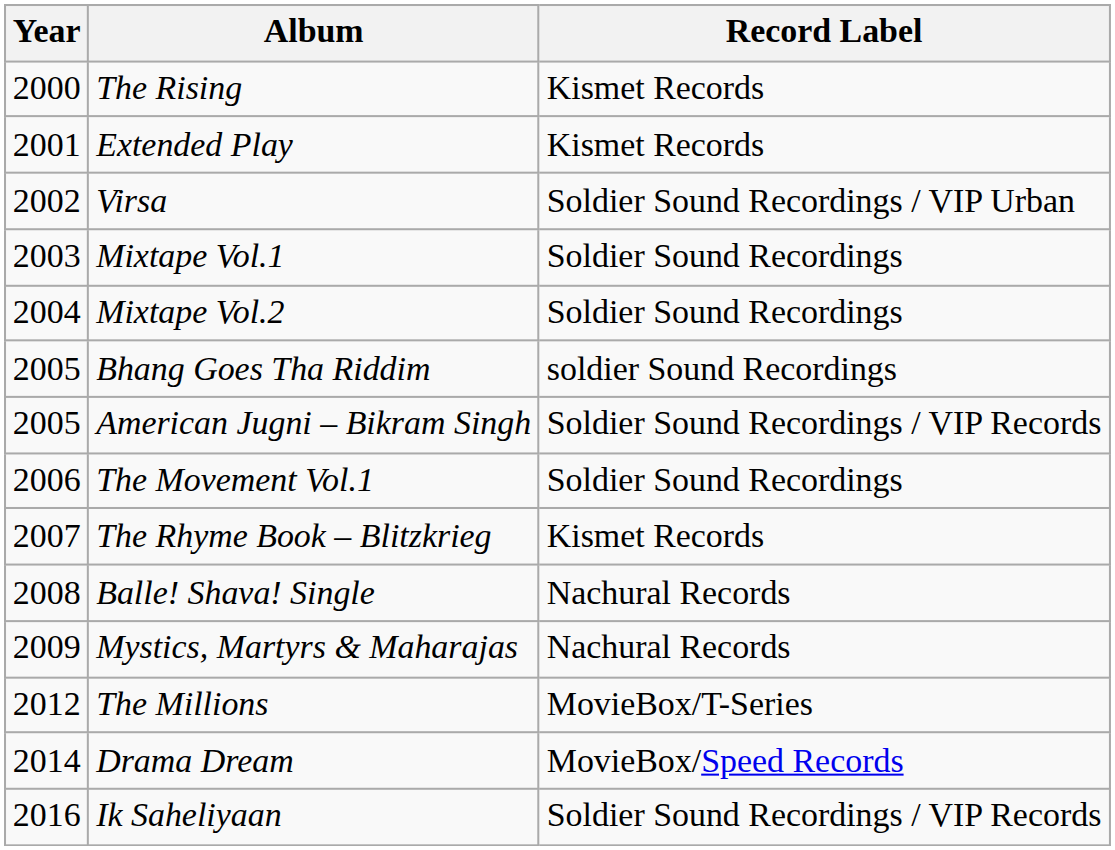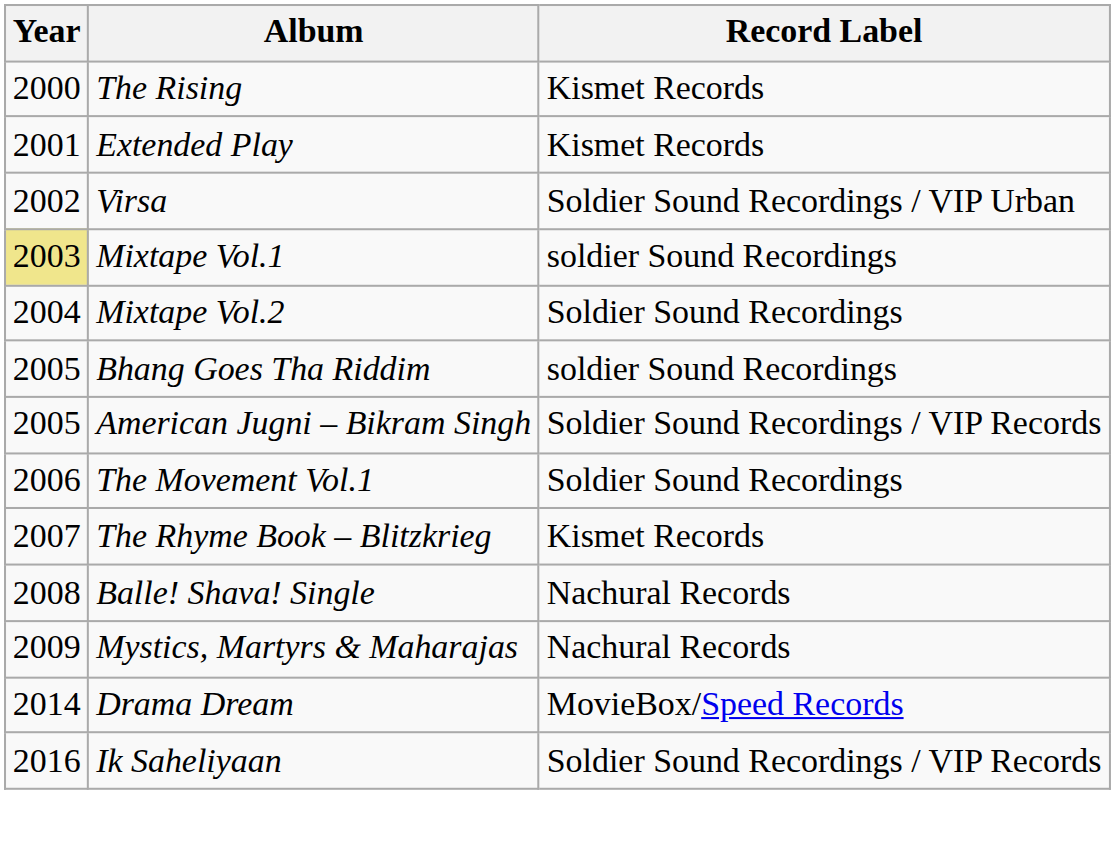(47, 256) no background -> (47, 256) khaki background
(725, 256) Soldier Sound Recordings -> (722, 256) soldier Sound Recordings
- row: (182, 704)
